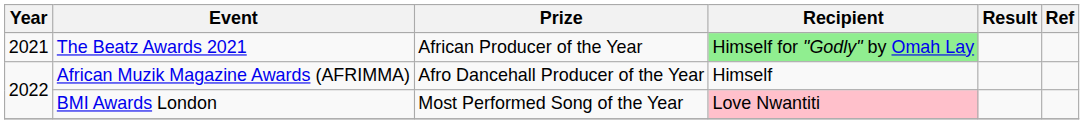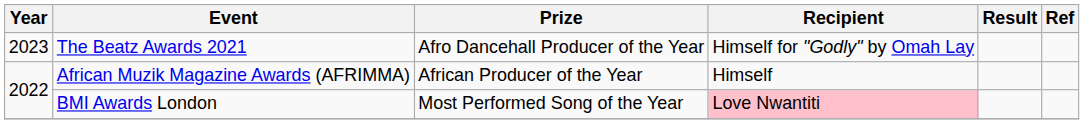(29, 47) 2021 -> (29, 47) 2023
(530, 47) African Producer of the Year -> (561, 47) Afro Dancehall Producer of the Year
(843, 47) lightgreen background -> (843, 47) no background
(561, 75) Afro Dancehall Producer of the Year -> (530, 75) African Producer of the Year
